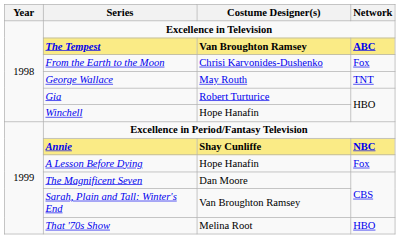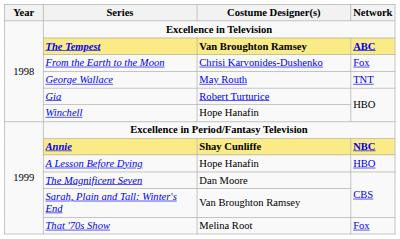(361, 163) Fox -> (364, 163) HBO
(364, 225) HBO -> (361, 225) Fox
